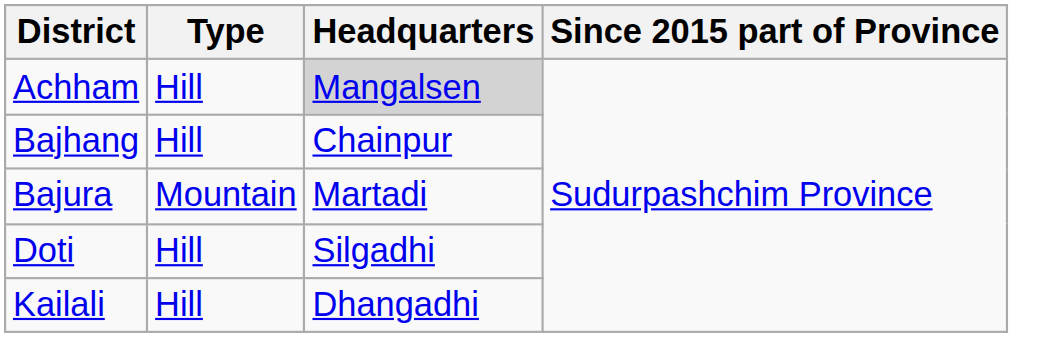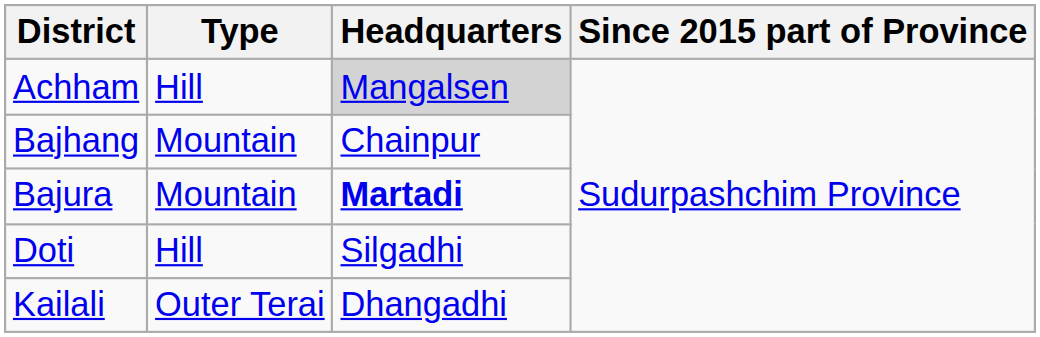(179, 140) Hill -> (226, 140) Mountain
(370, 195) normal -> (402, 195) bold
(179, 304) Hill -> (240, 304) Outer Terai
